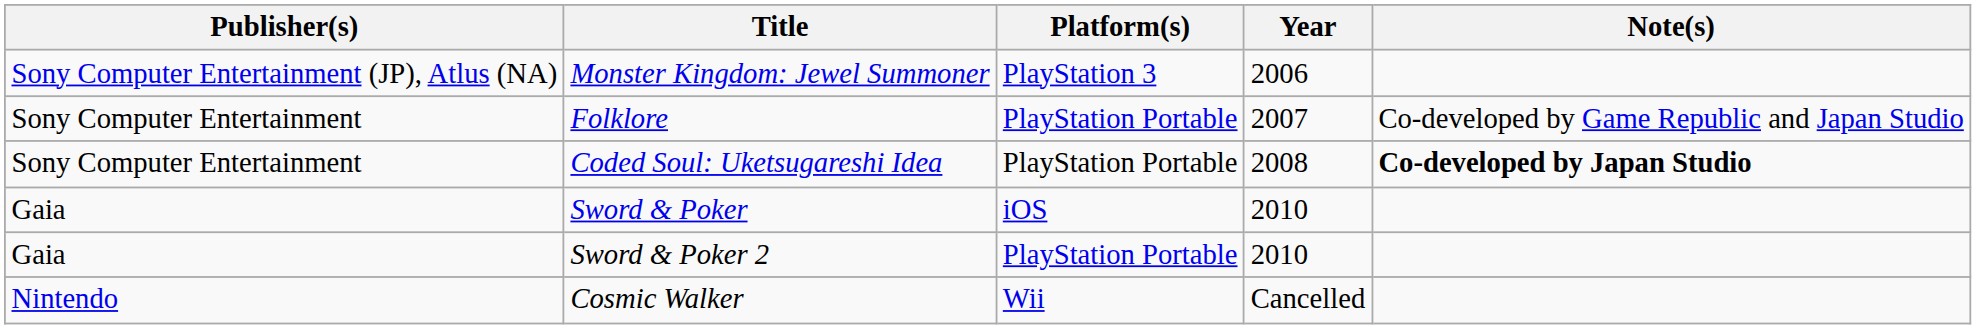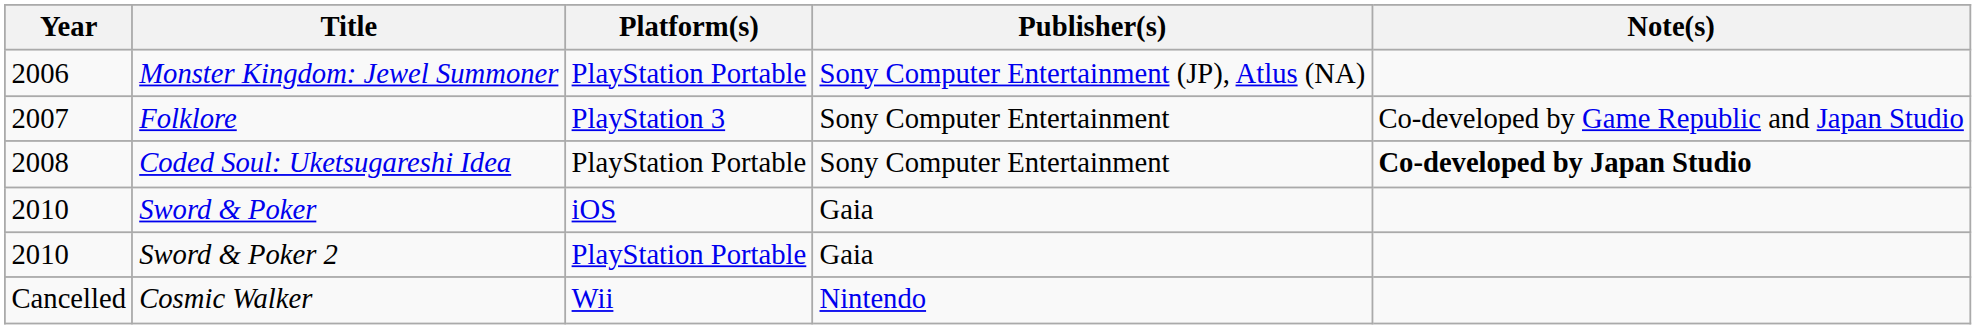columns swapped: (1308, 27) <-> (284, 27)
(1080, 72) PlayStation 3 -> (689, 72) PlayStation Portable
(1120, 118) PlayStation Portable -> (648, 118) PlayStation 3
